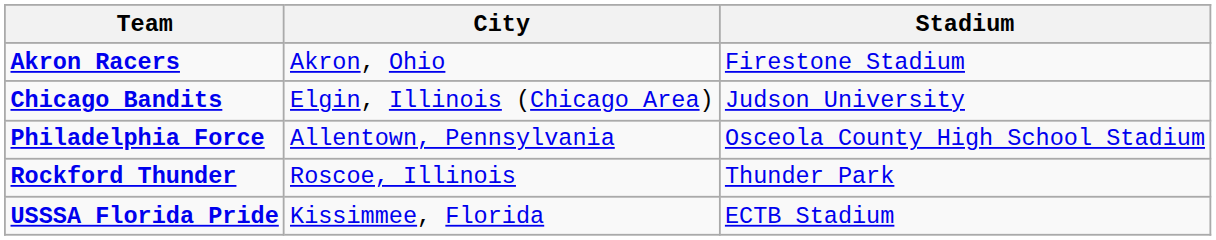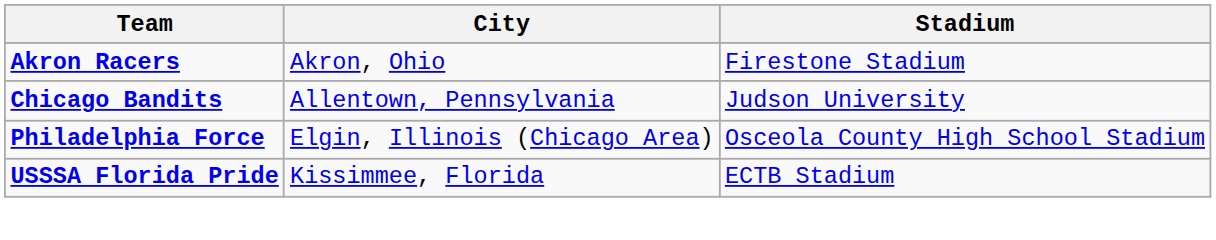(502, 101) Elgin, Illinois (Chicago Area) -> (452, 101) Allentown, Pennsylvania
(452, 139) Allentown, Pennsylvania -> (502, 139) Elgin, Illinois (Chicago Area)
- row: (123, 177)
